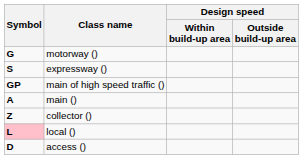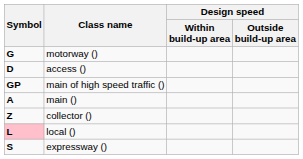rows swapped: (77, 69) <-> (66, 147)
